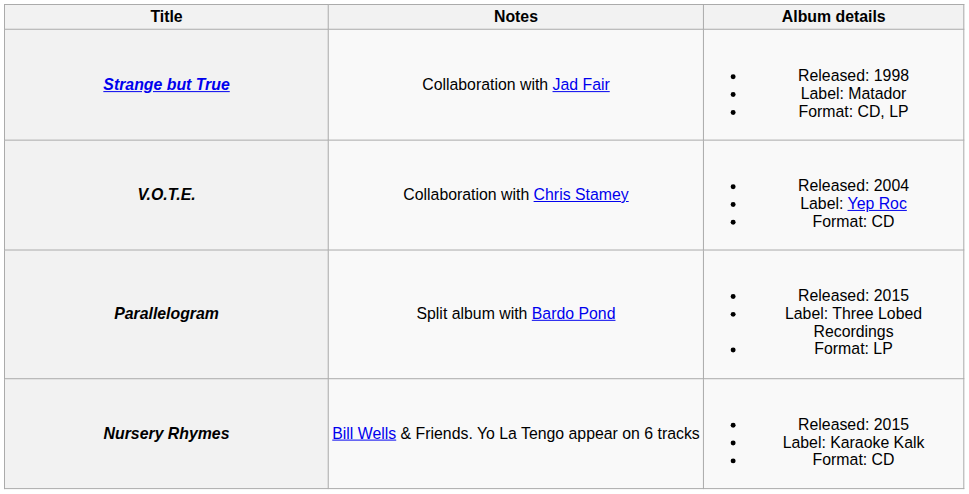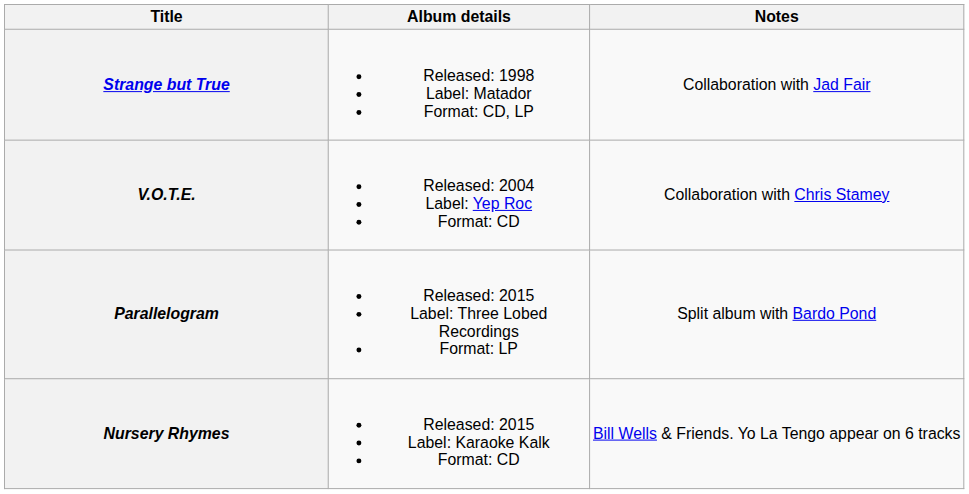columns swapped: (834, 17) <-> (516, 17)
